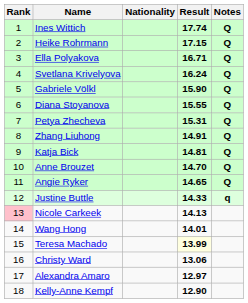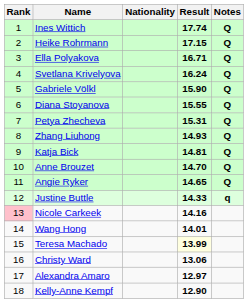(194, 136) 14.91 -> (194, 136) 14.93
(194, 213) 14.13 -> (194, 213) 14.16
